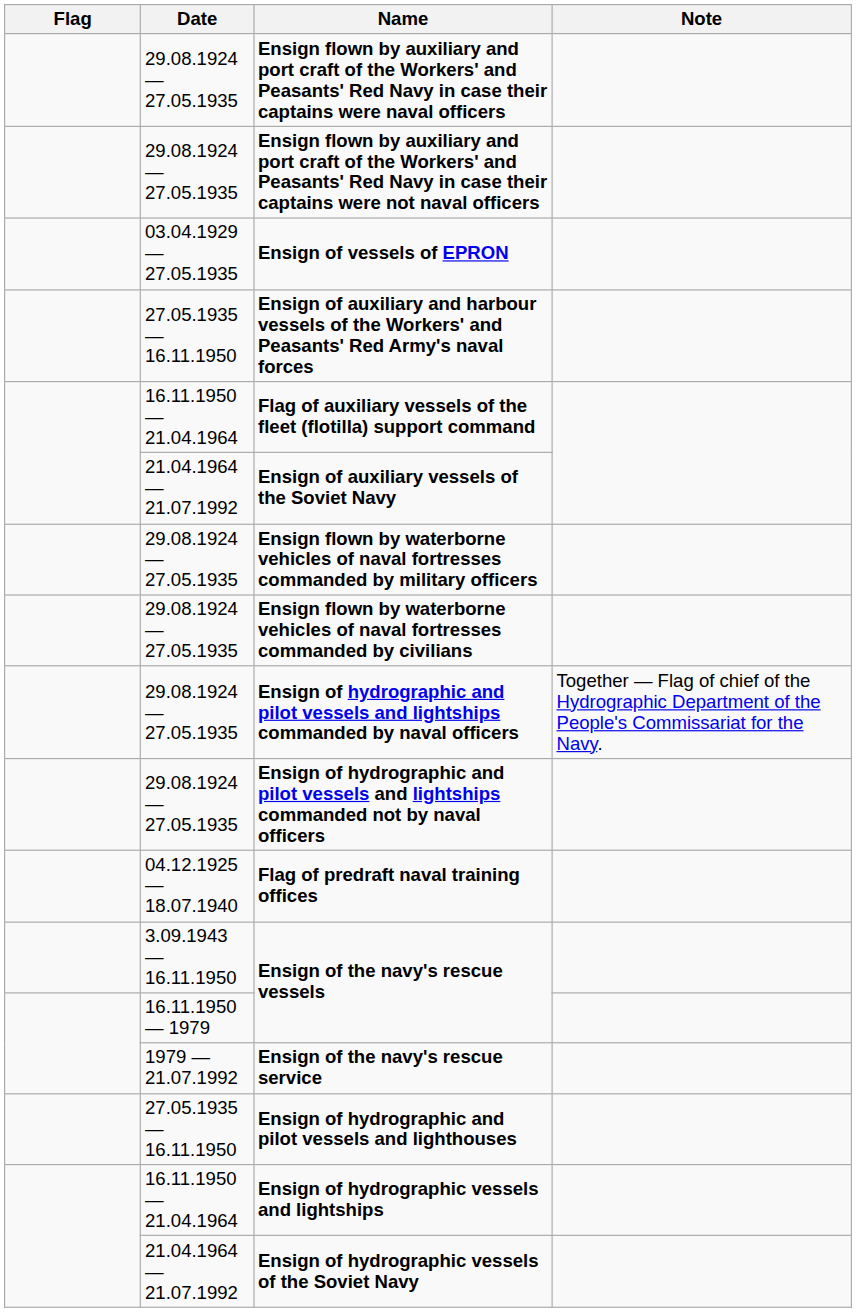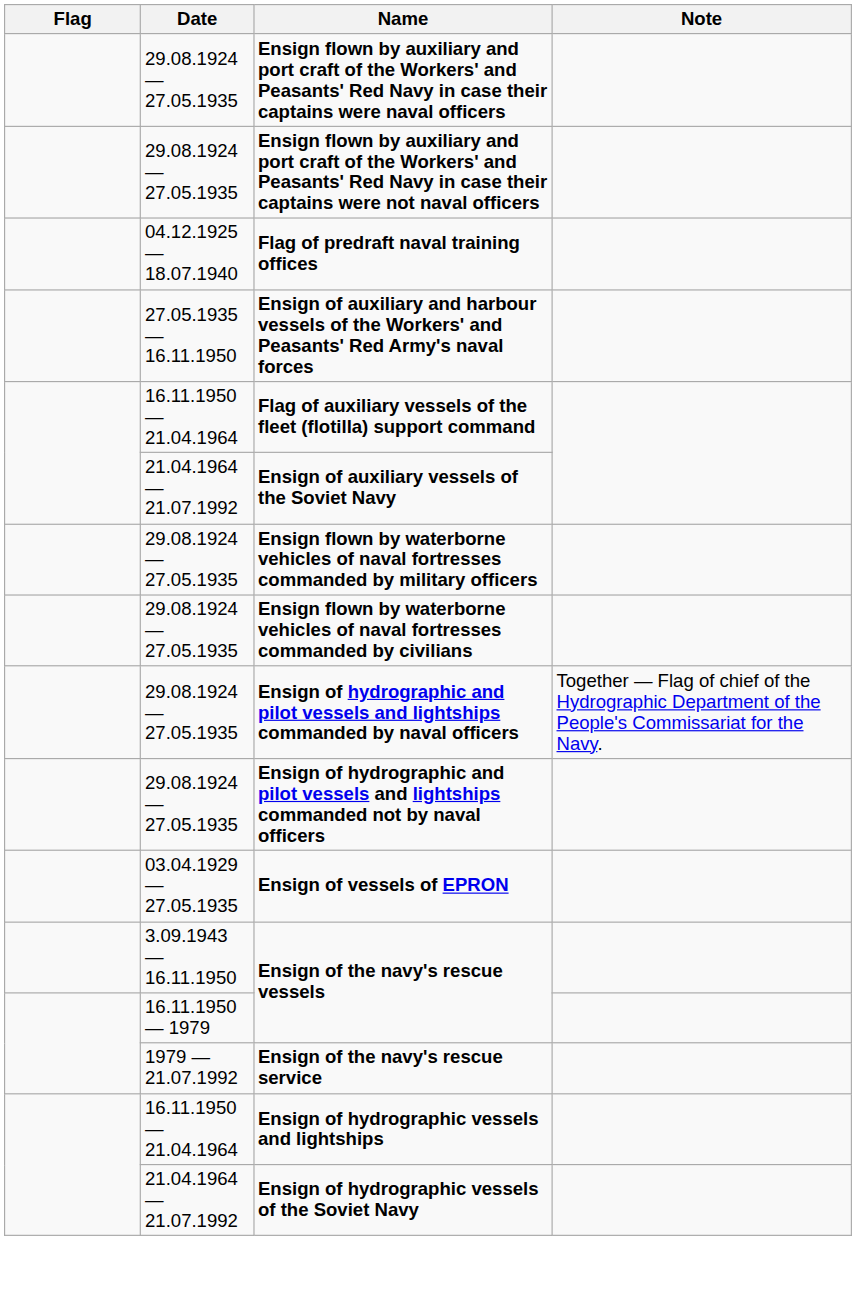rows swapped: (191, 885) <-> (191, 253)
- row: (191, 1128)
